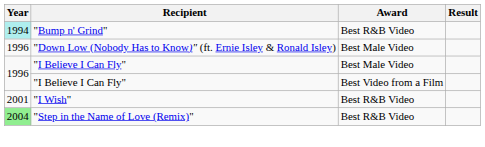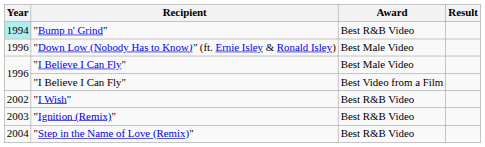(18, 99) 2001 -> (18, 99) 2002
+ row: (75, 116)
(18, 116) lightgreen background -> (18, 133) no background
